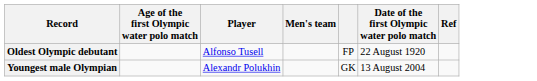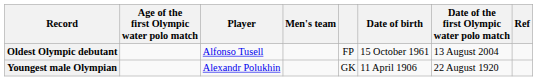+ column: (395, 24)
(393, 51) 22 August 1920 -> (466, 51) 13 August 2004
(393, 68) 13 August 2004 -> (466, 68) 22 August 1920
